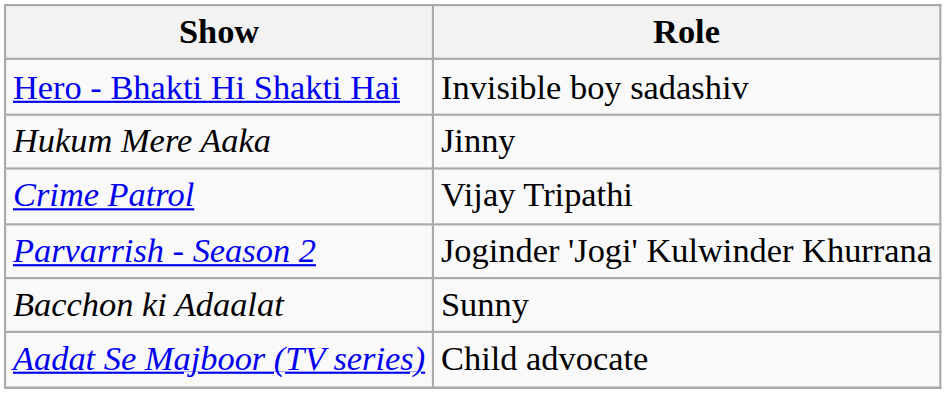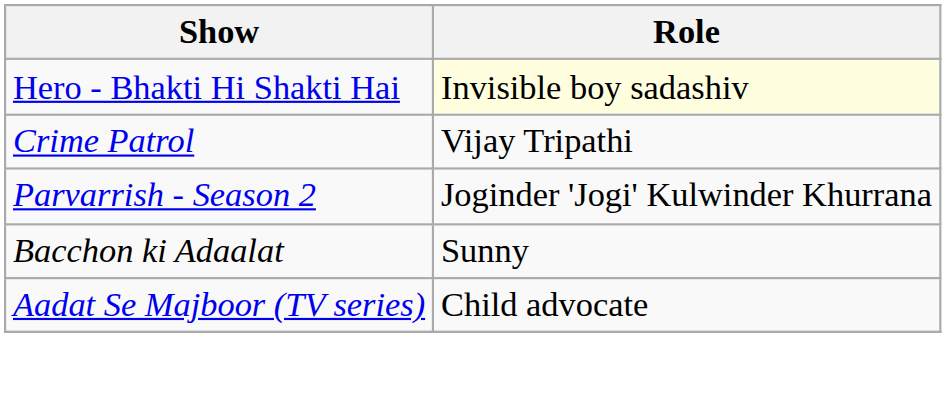(595, 86) no background -> (595, 86) lightyellow background
- row: (142, 140)
